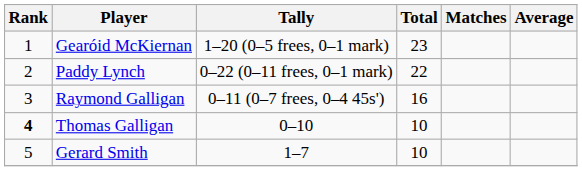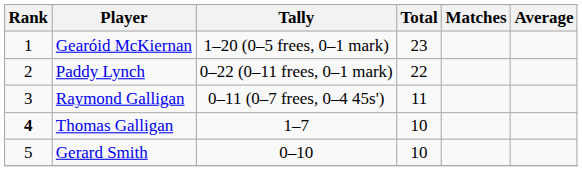(419, 98) 16 -> (419, 98) 11
(296, 125) 0–10 -> (296, 125) 1–7
(296, 152) 1–7 -> (296, 152) 0–10
